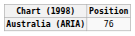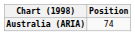(109, 24) 76 -> (109, 24) 74
